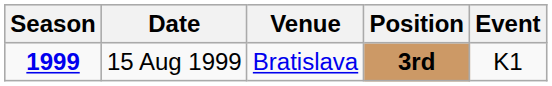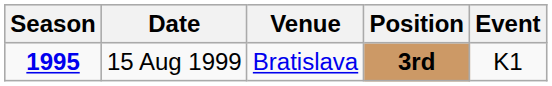(53, 62) 1999 -> (53, 62) 1995
